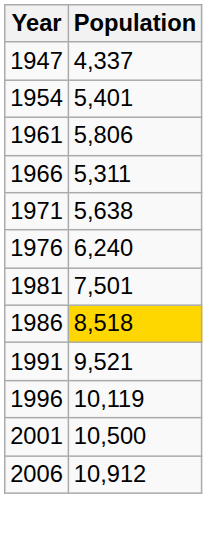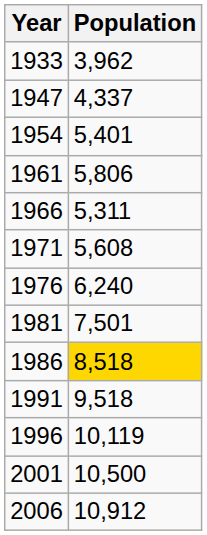+ row: (37, 60)
(103, 211) 5,638 -> (103, 248) 5,608
(103, 361) 9,521 -> (103, 398) 9,518
